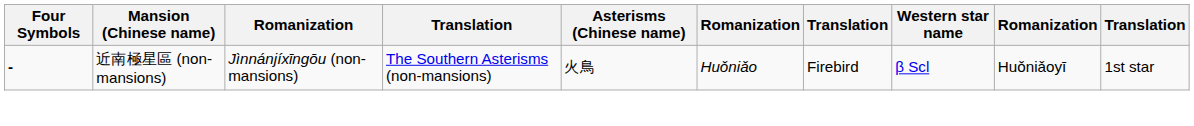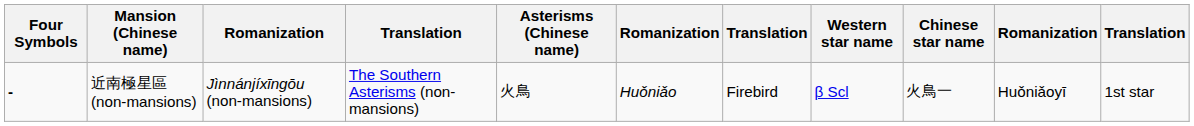+ column: (949, 33)
